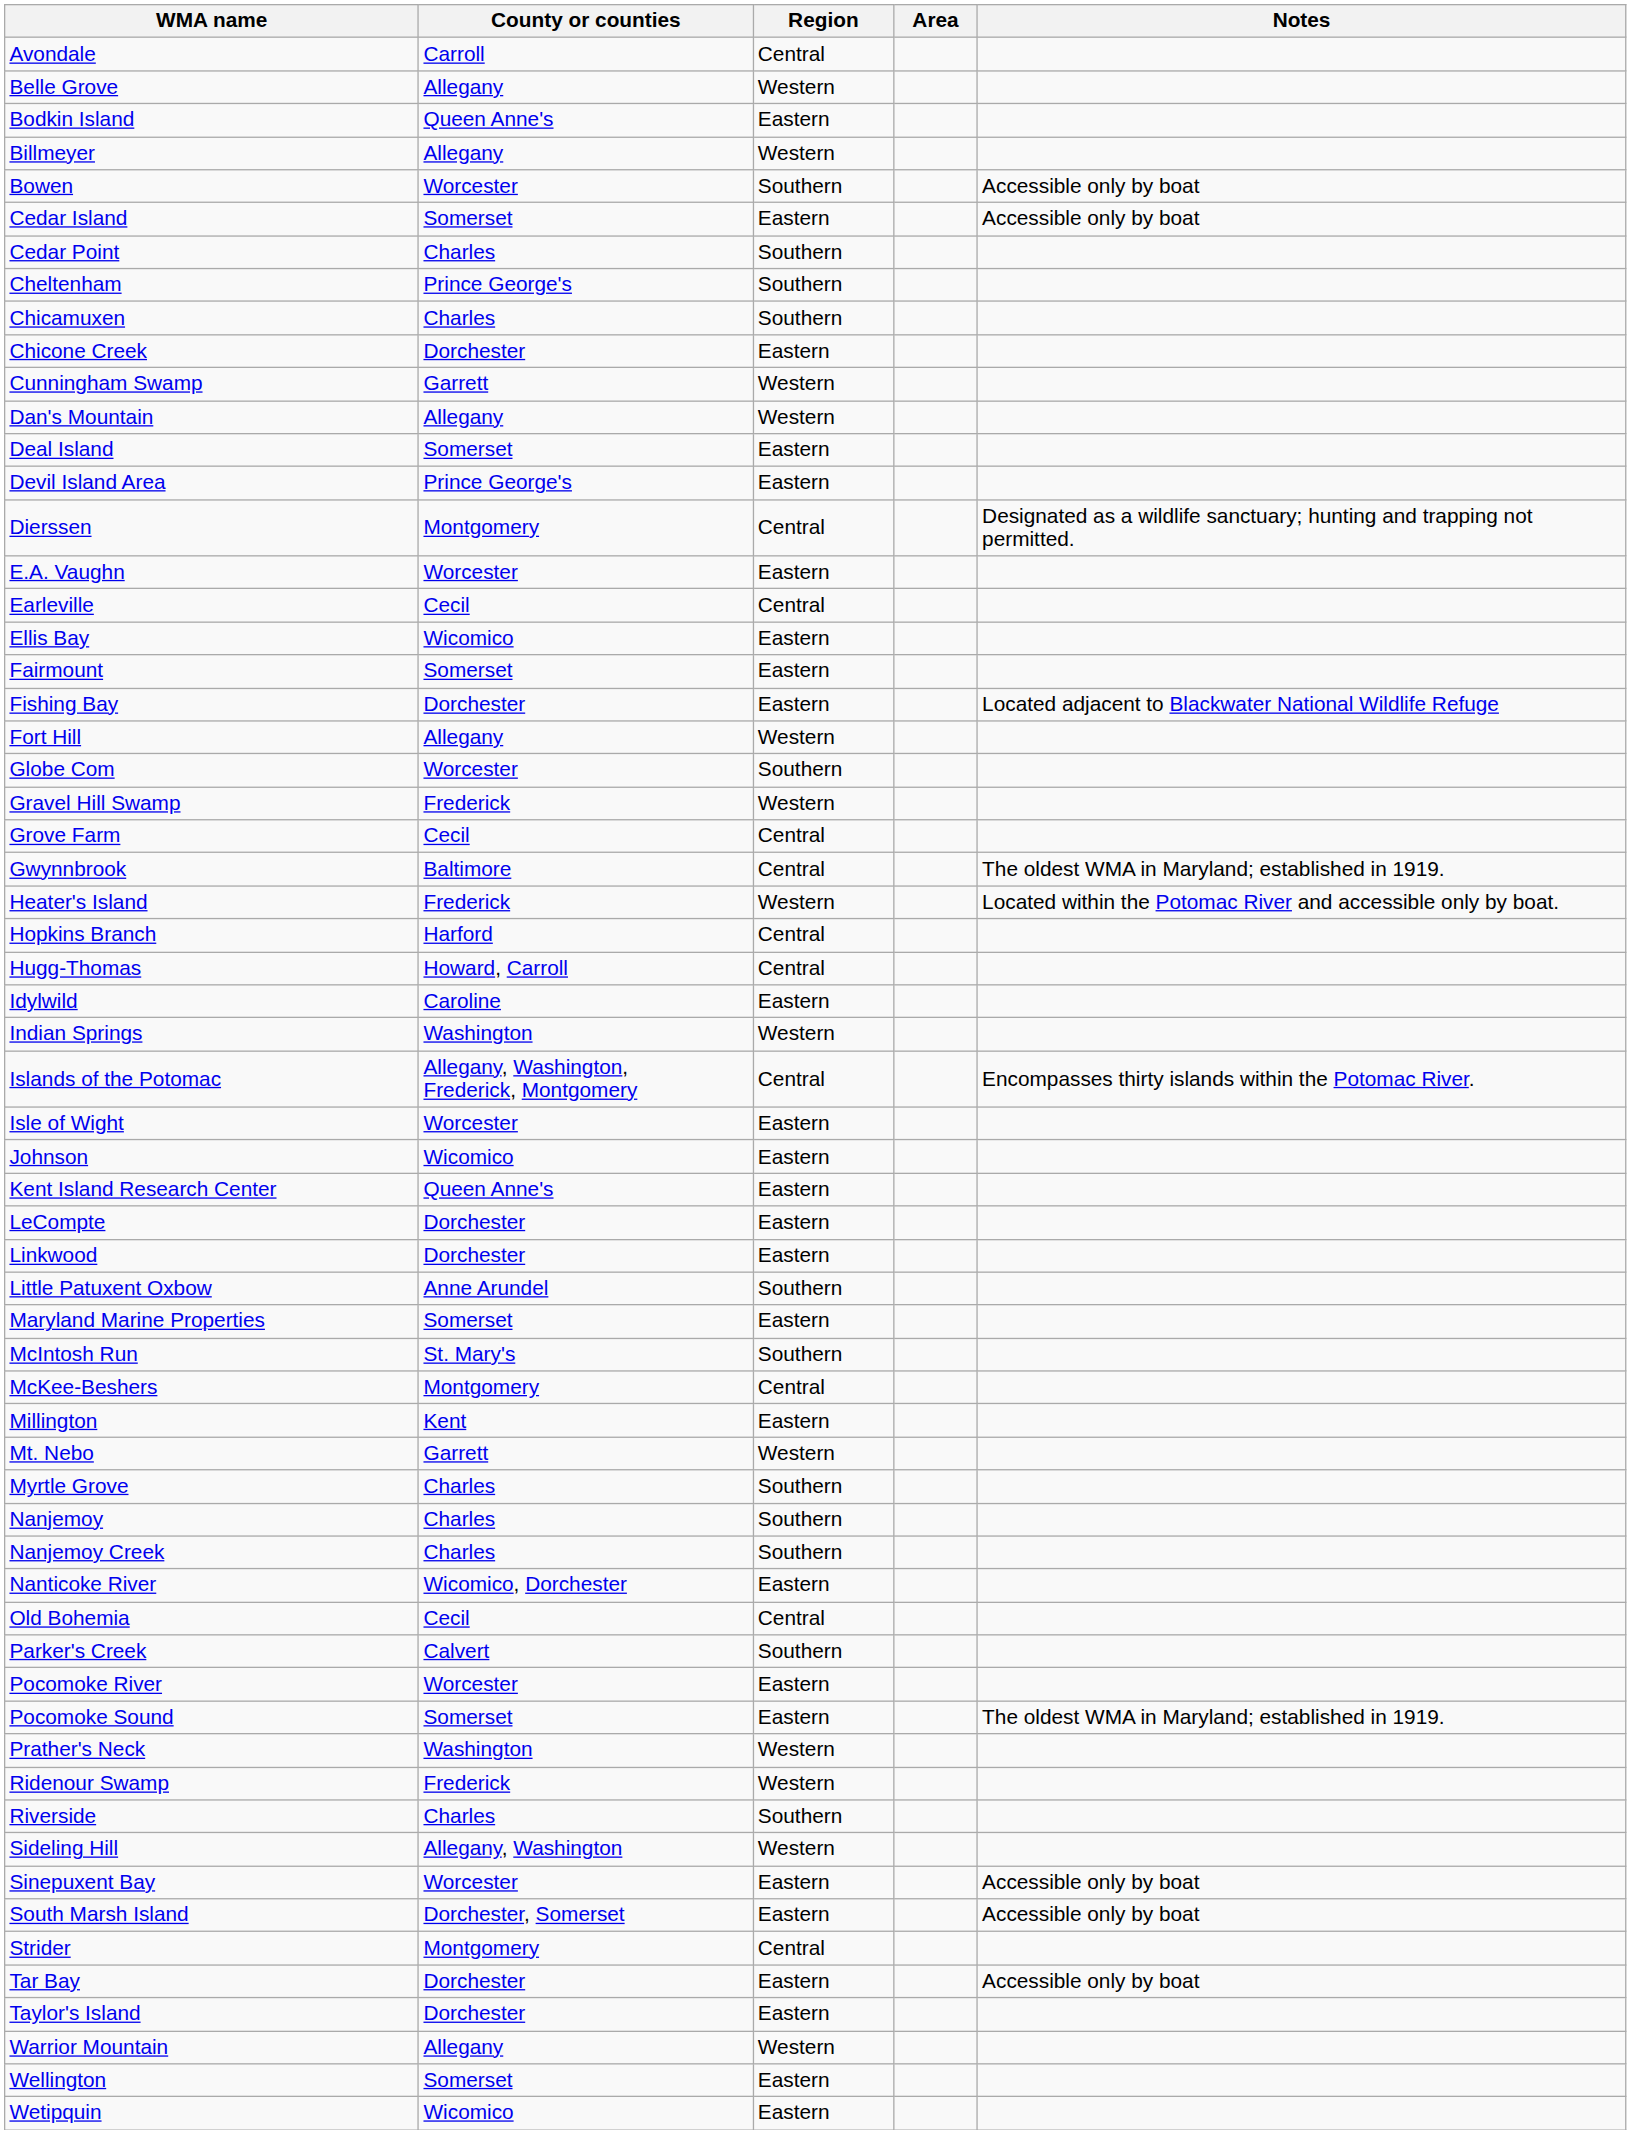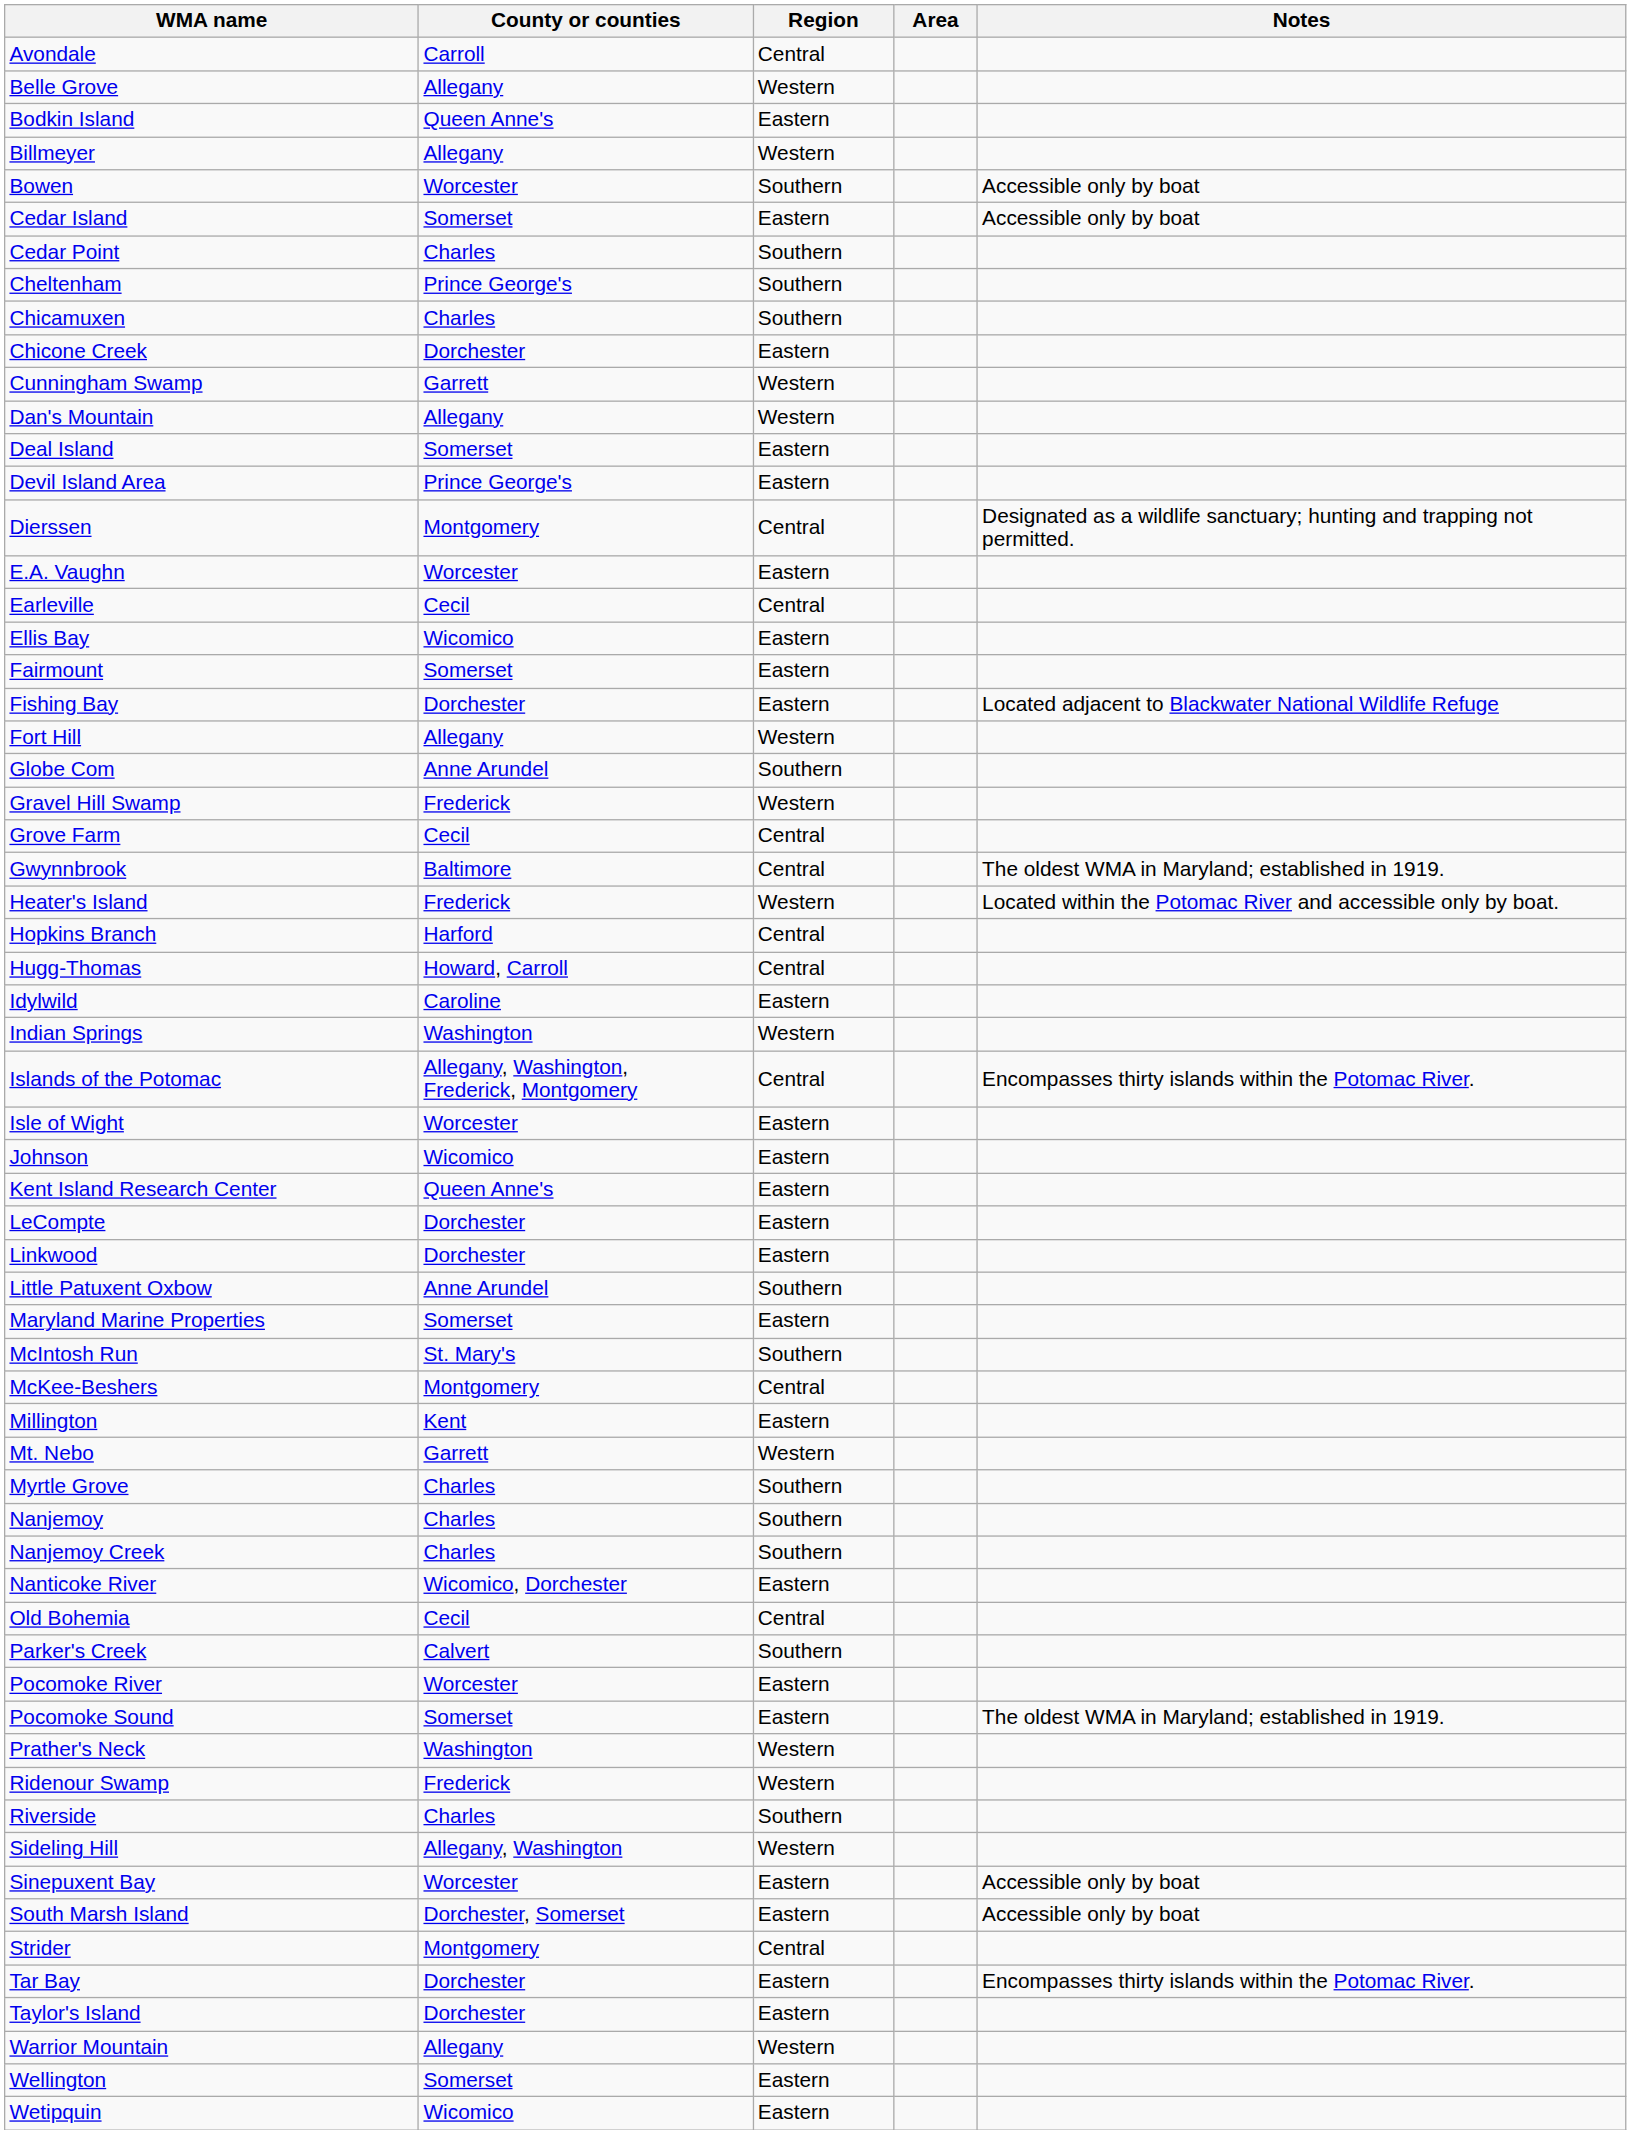(471, 770) Worcester -> (486, 770) Anne Arundel
(1091, 1981) Accessible only by boat -> (1228, 1981) Encompasses thirty islands within the Potomac River.
